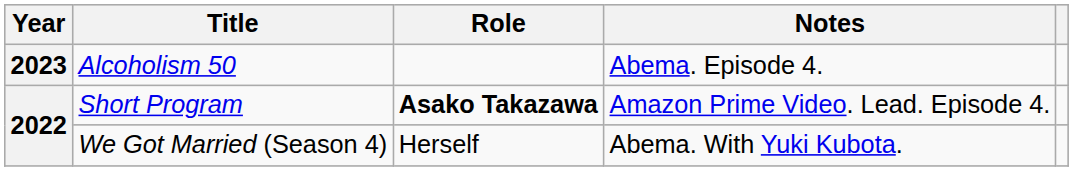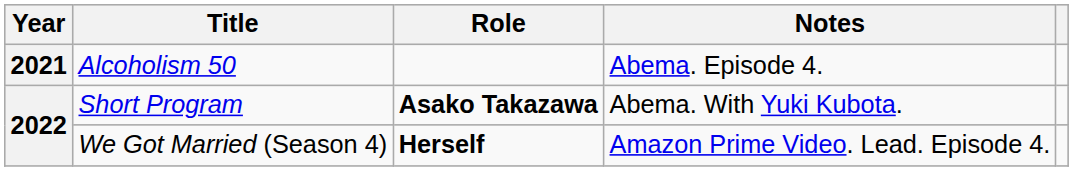(39, 64) 2023 -> (39, 64) 2021
(830, 104) Amazon Prime Video. Lead. Episode 4. -> (756, 104) Abema. With Yuki Kubota.
(439, 144) normal -> (442, 144) bold
(756, 144) Abema. With Yuki Kubota. -> (830, 144) Amazon Prime Video. Lead. Episode 4.
